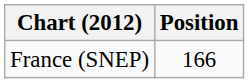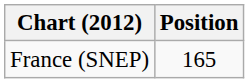(199, 58) 166 -> (199, 58) 165
